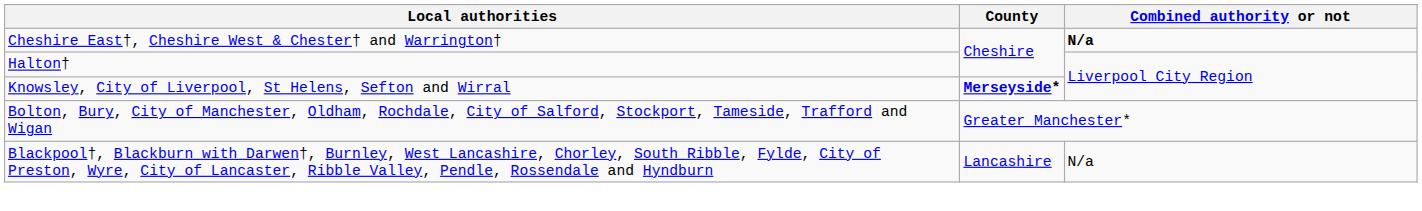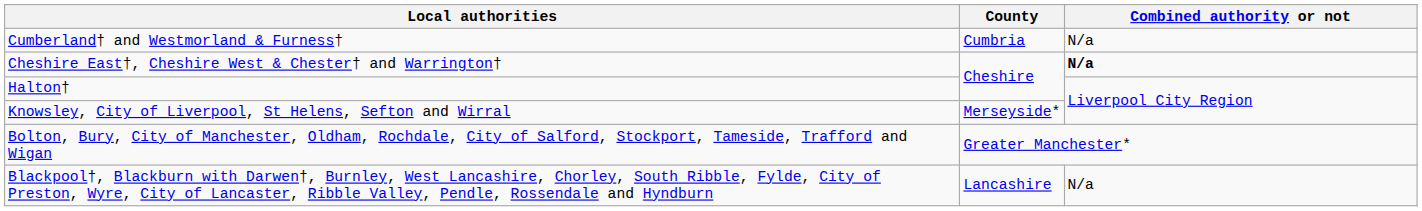+ row: (176, 40)
(1012, 88) bold -> (1012, 112) normal
